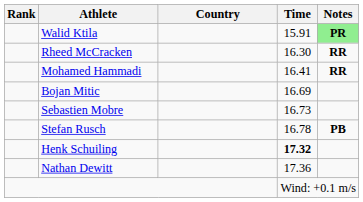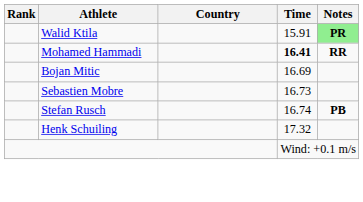- row: (87, 52)
(297, 71) normal -> (297, 52) bold
(297, 129) 16.78 -> (297, 110) 16.74
(297, 149) bold -> (297, 129) normal
- row: (77, 168)
